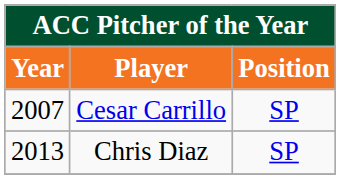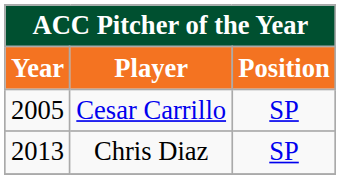(38, 109) 2007 -> (38, 109) 2005
